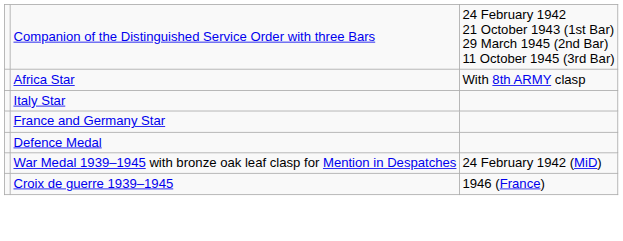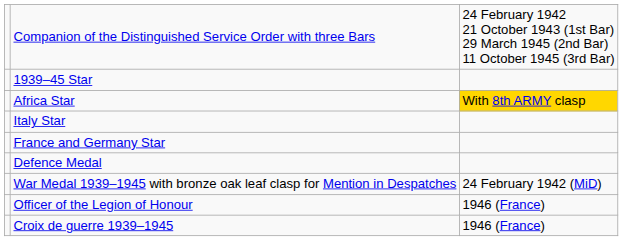+ row: (53, 79)
(524, 79) no background -> (524, 100) gold background
+ row: (103, 204)
